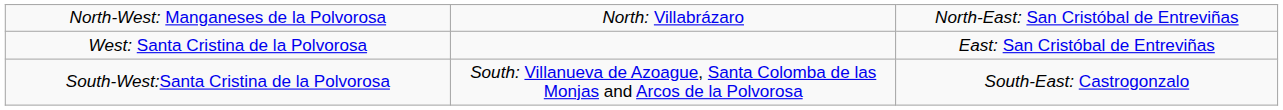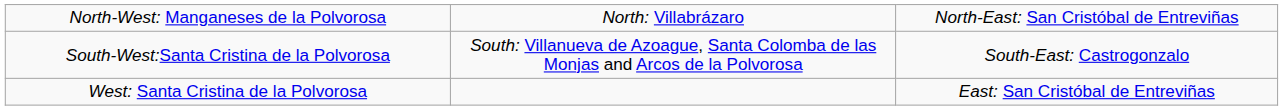rows swapped: (228, 45) <-> (228, 82)
